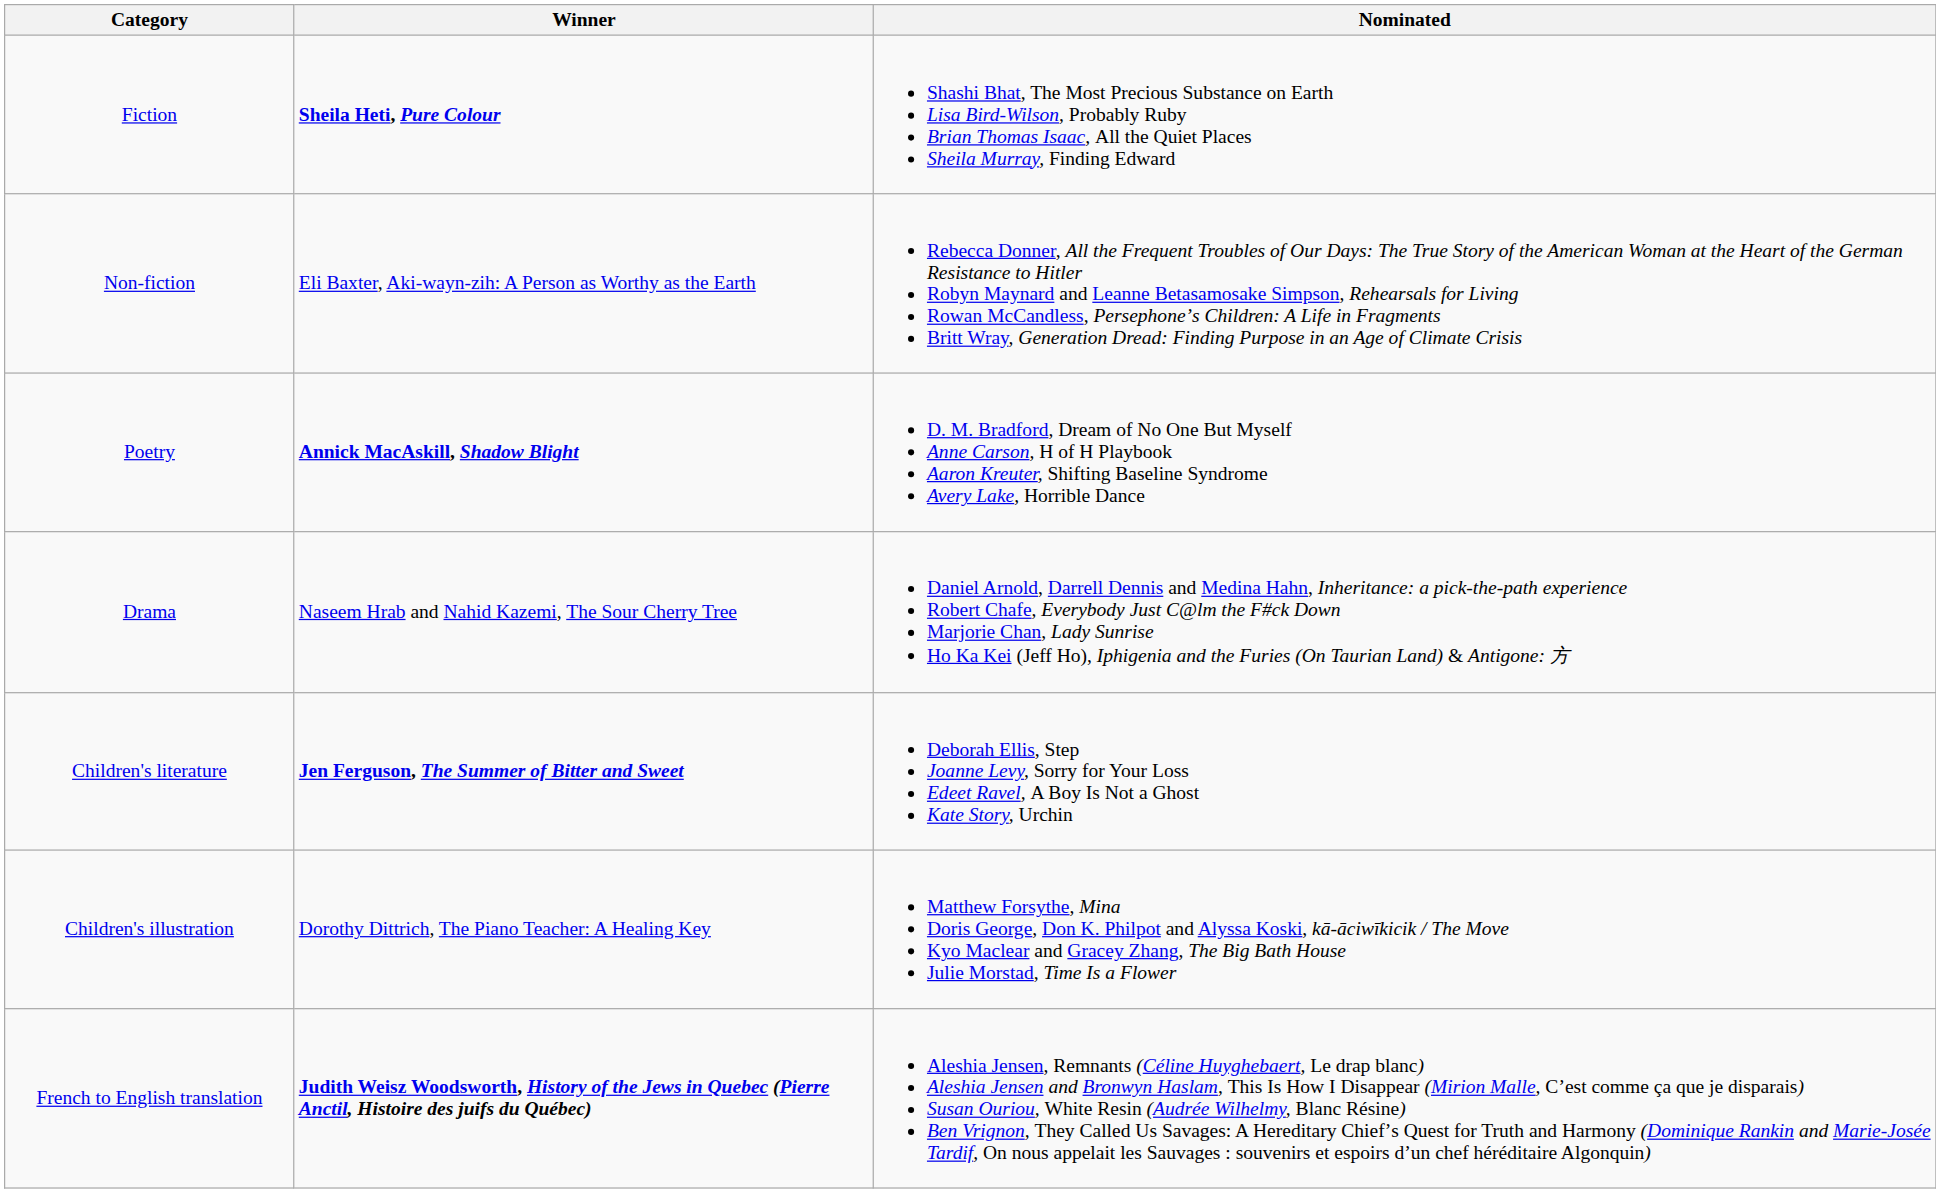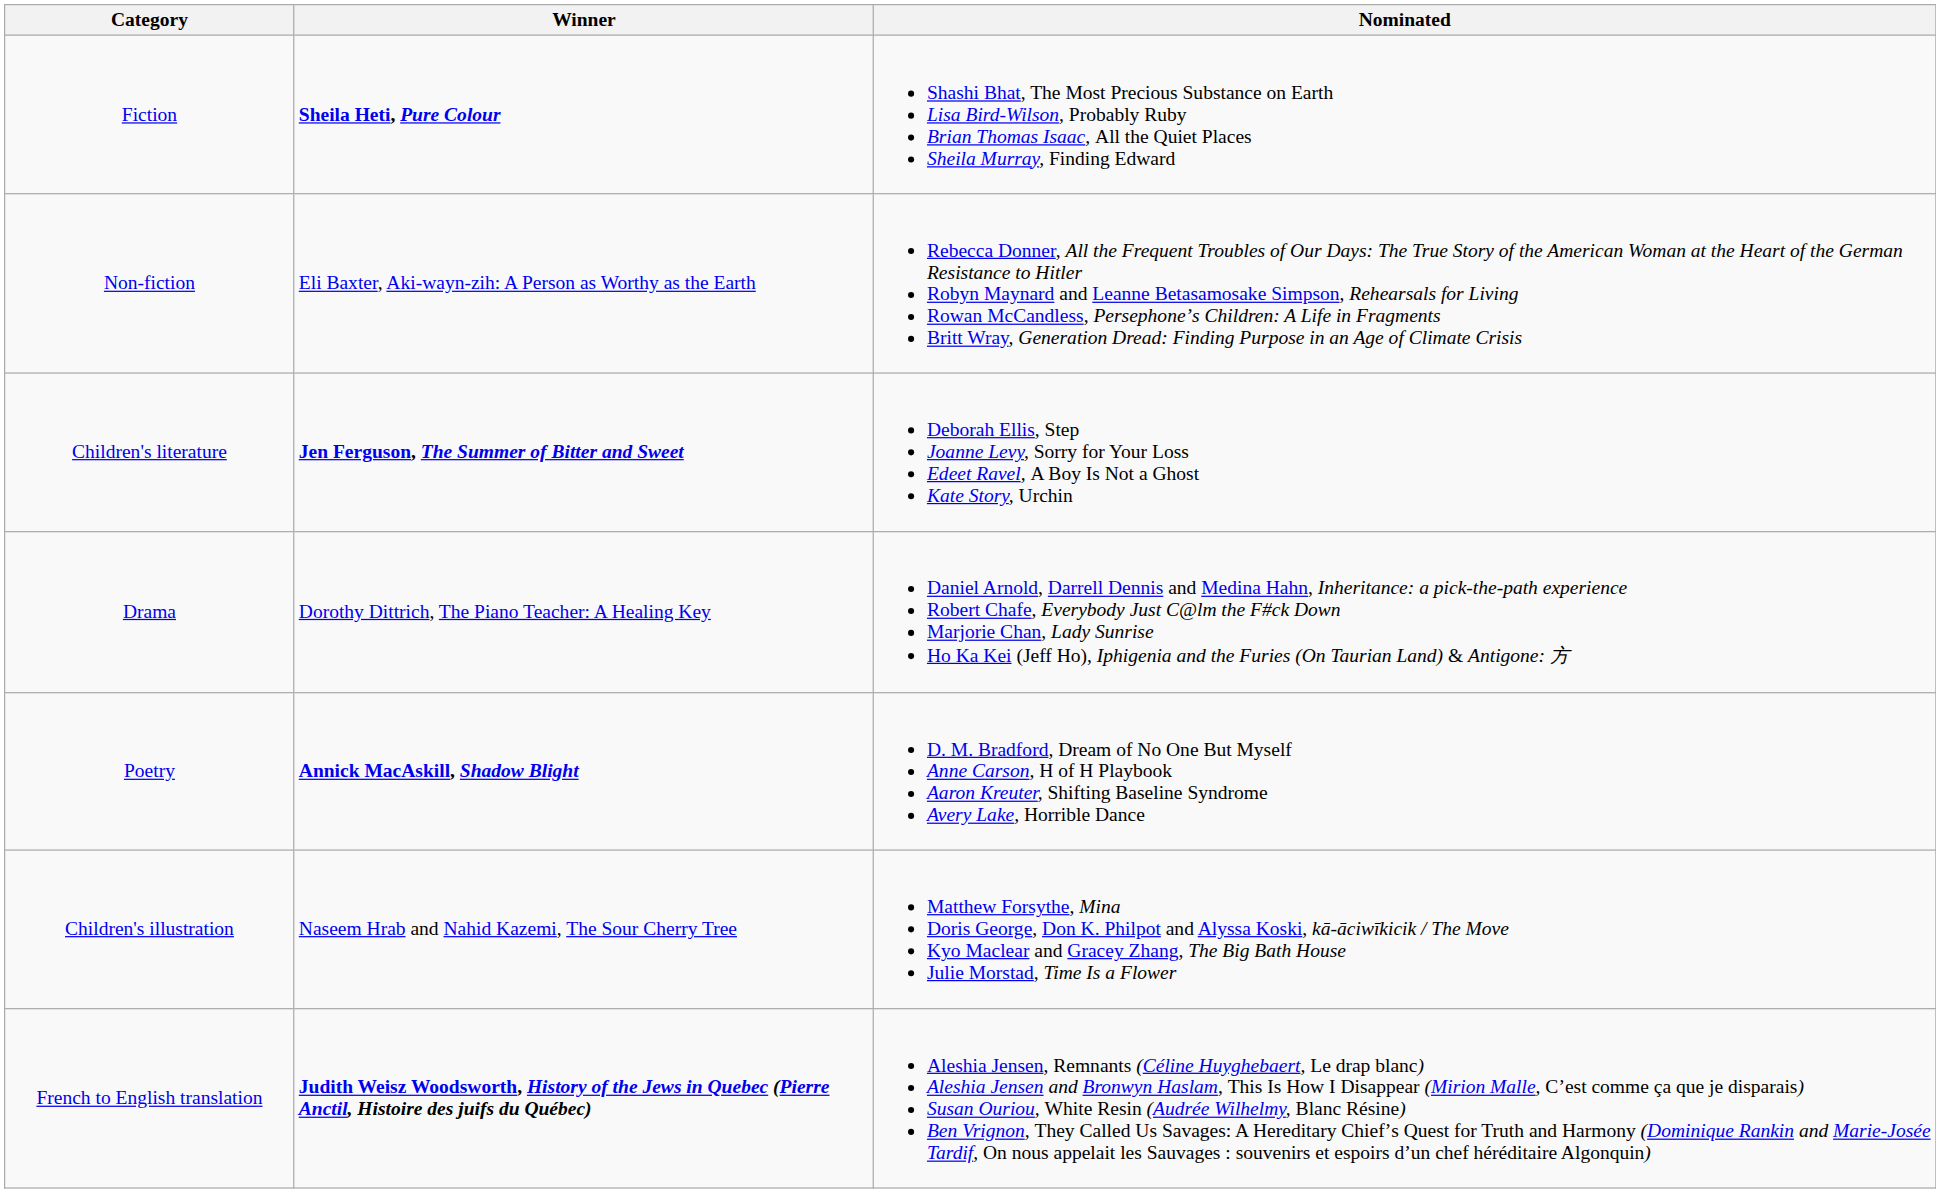rows swapped: (149, 452) <-> (149, 771)
(518, 611) Naseem Hrab and Nahid Kazemi, The Sour Cherry Tree -> (505, 611) Dorothy Dittrich, The Piano Teacher: A Healing Key
(505, 929) Dorothy Dittrich, The Piano Teacher: A Healing Key -> (518, 929) Naseem Hrab and Nahid Kazemi, The Sour Cherry Tree
